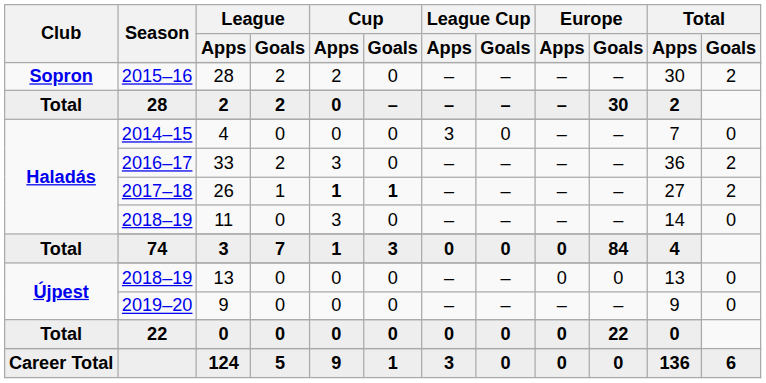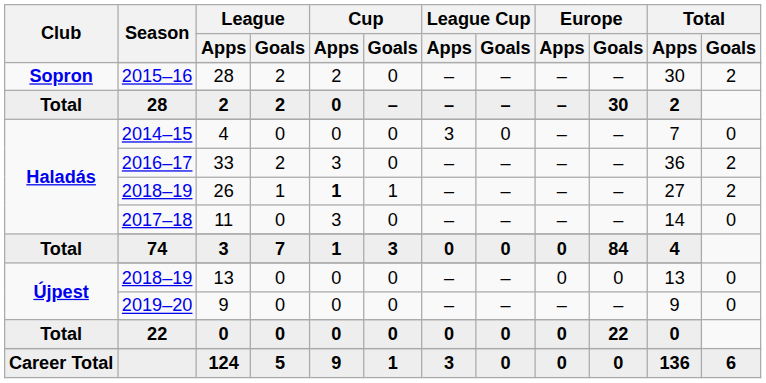(157, 191) 2017–18 -> (157, 191) 2018–19
(393, 191) bold -> (393, 191) normal
(157, 220) 2018–19 -> (157, 220) 2017–18
